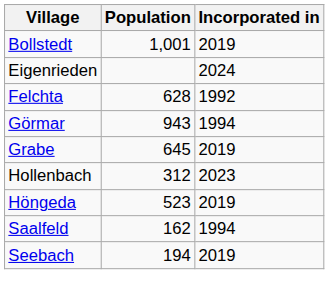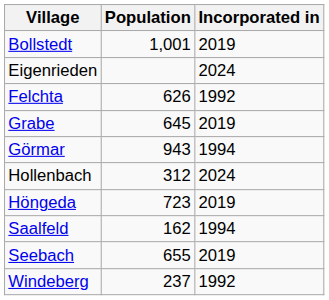(177, 96) 628 -> (177, 96) 626
rows swapped: (37, 123) <-> (31, 149)
(217, 176) 2023 -> (217, 176) 2024
(177, 202) 523 -> (177, 202) 723
(177, 255) 194 -> (177, 255) 655
+ row: (49, 281)
